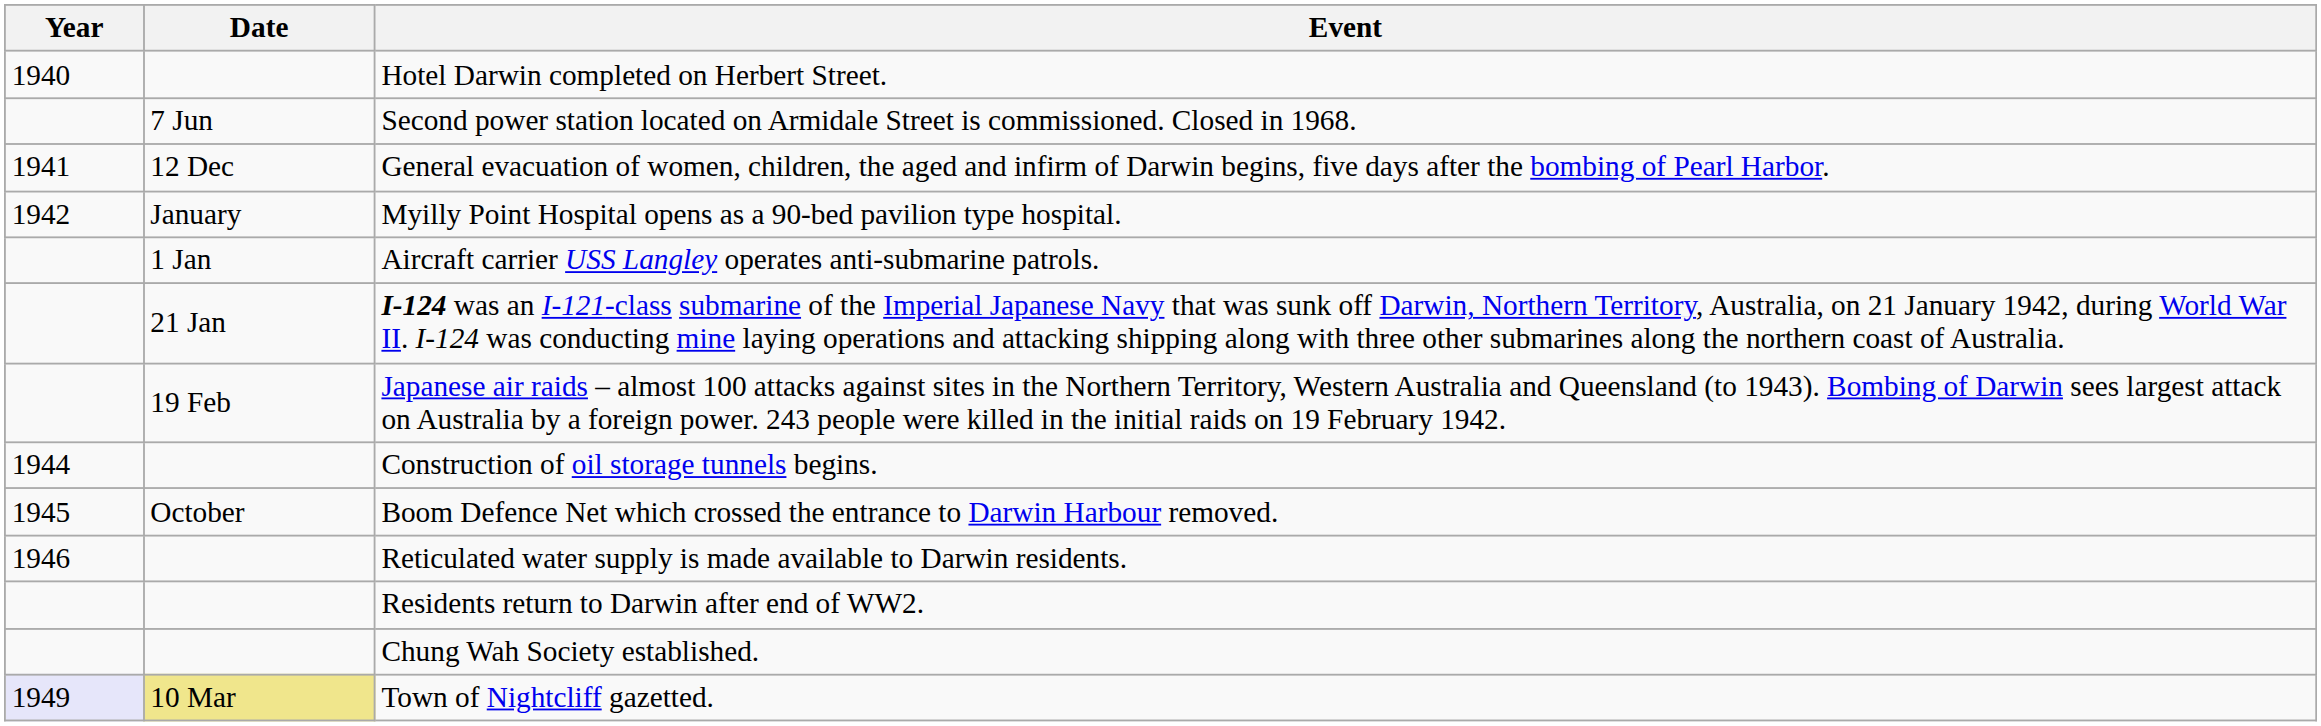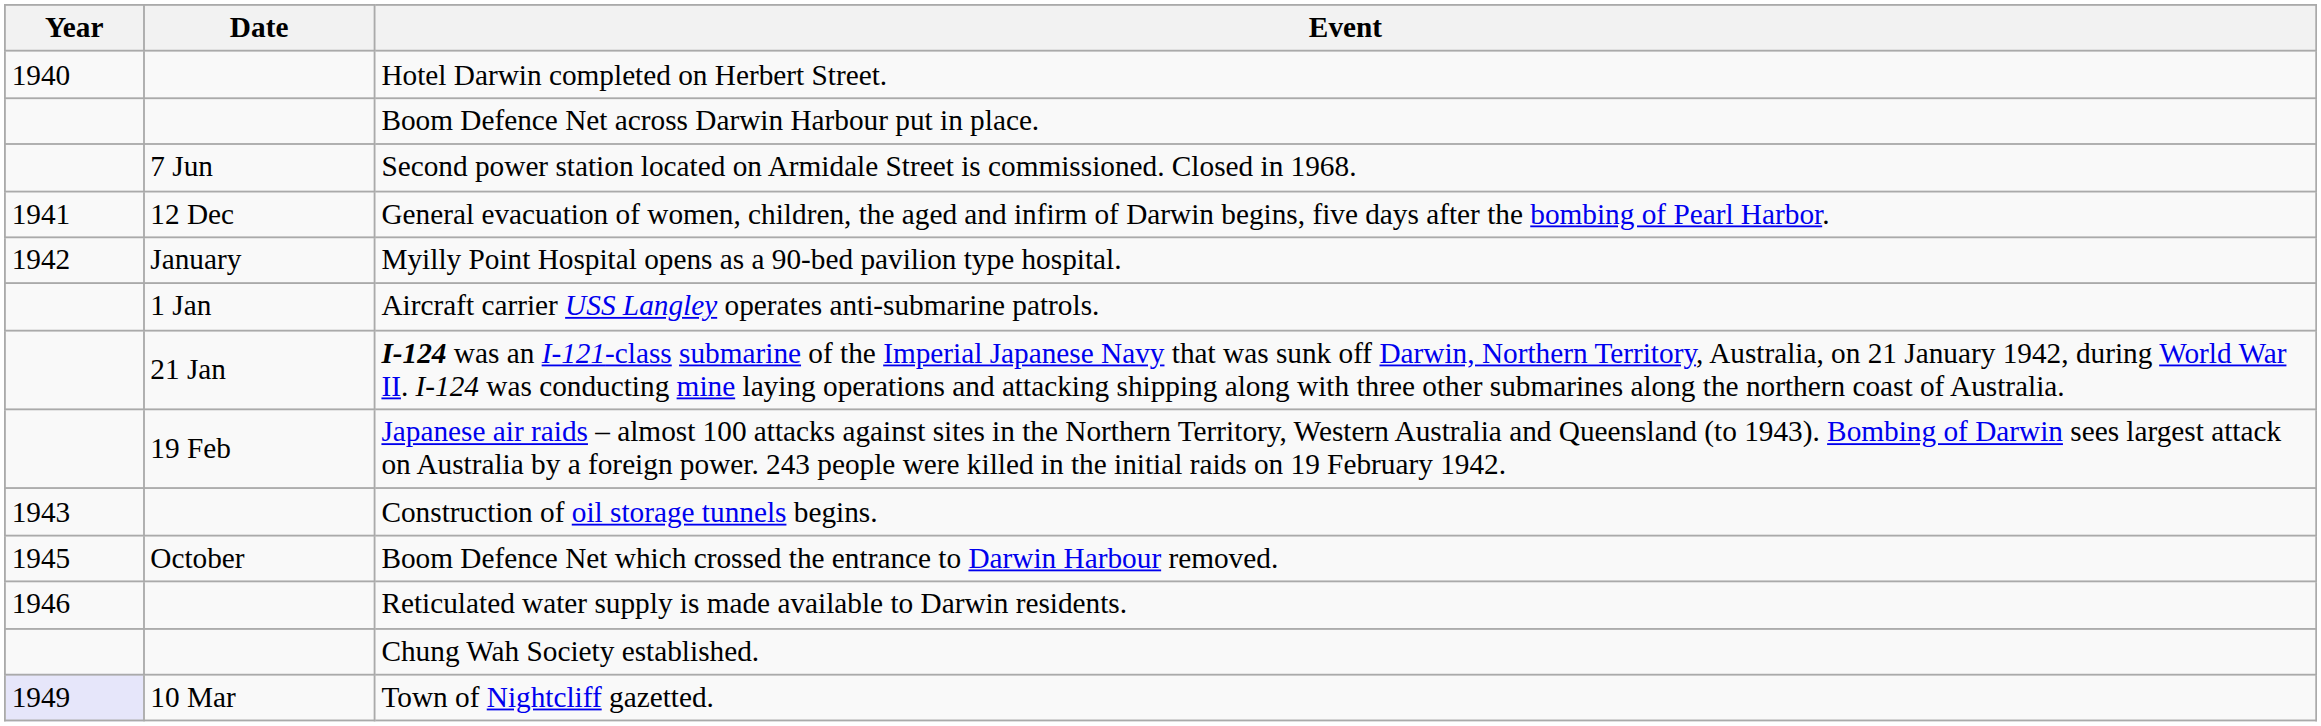+ row: (710, 120)
(41, 465) 1944 -> (41, 511) 1943
- row: (653, 604)
(193, 697) khaki background -> (193, 697) no background
